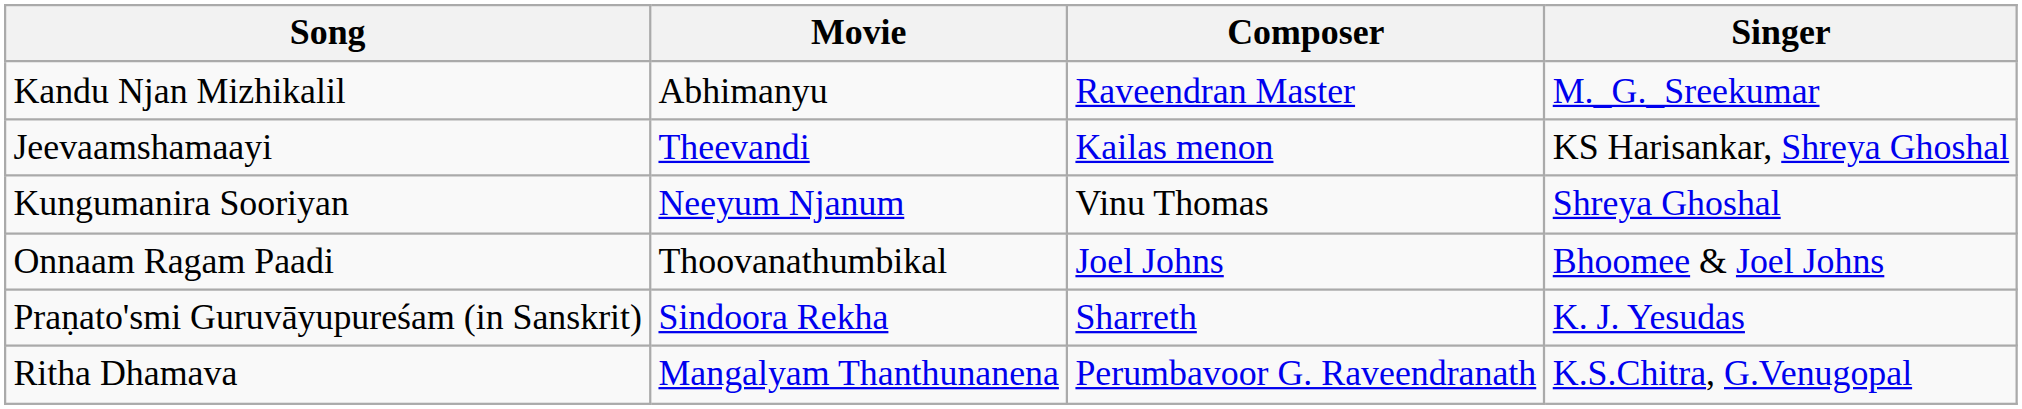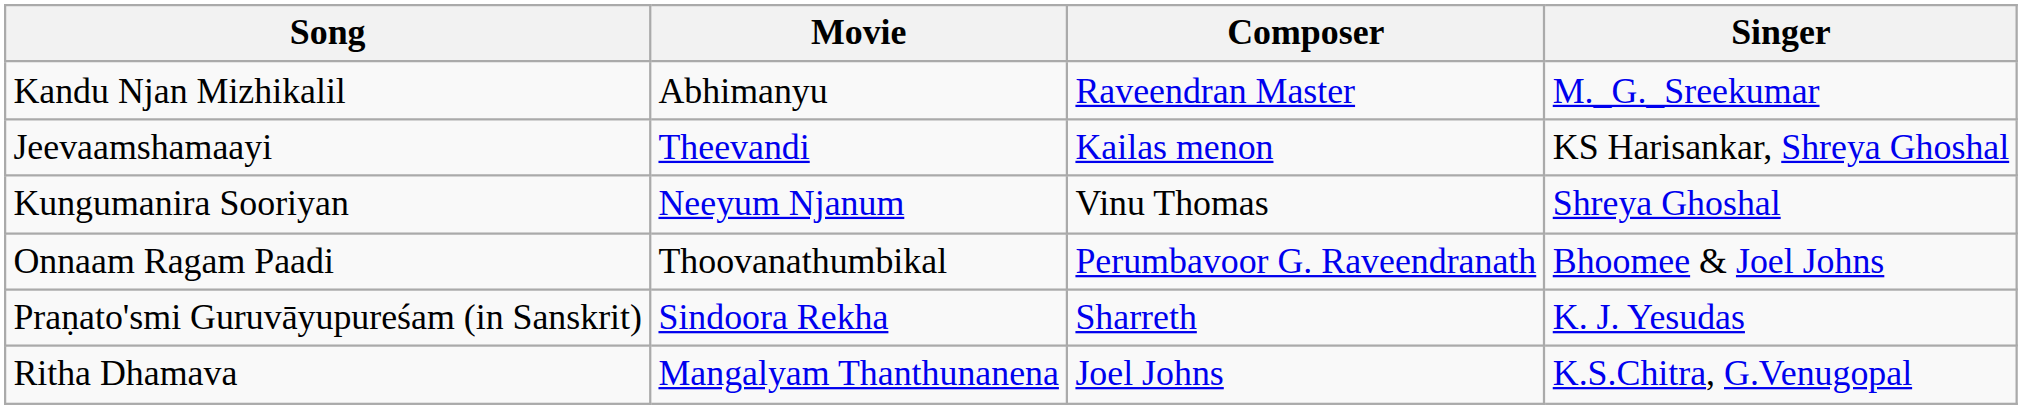(1150, 260) Joel Johns -> (1306, 260) Perumbavoor G. Raveendranath
(1306, 373) Perumbavoor G. Raveendranath -> (1150, 373) Joel Johns
